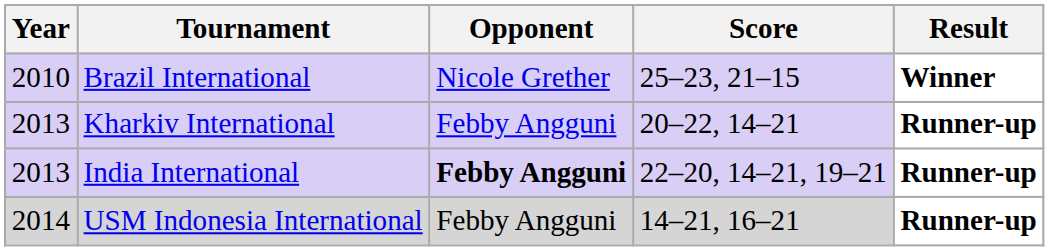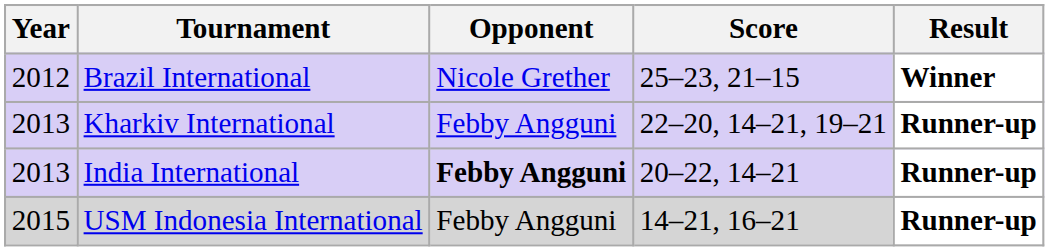(41, 76) 2010 -> (41, 76) 2012
(720, 124) 20–22, 14–21 -> (763, 124) 22–20, 14–21, 19–21
(763, 172) 22–20, 14–21, 19–21 -> (720, 172) 20–22, 14–21
(41, 220) 2014 -> (41, 220) 2015
